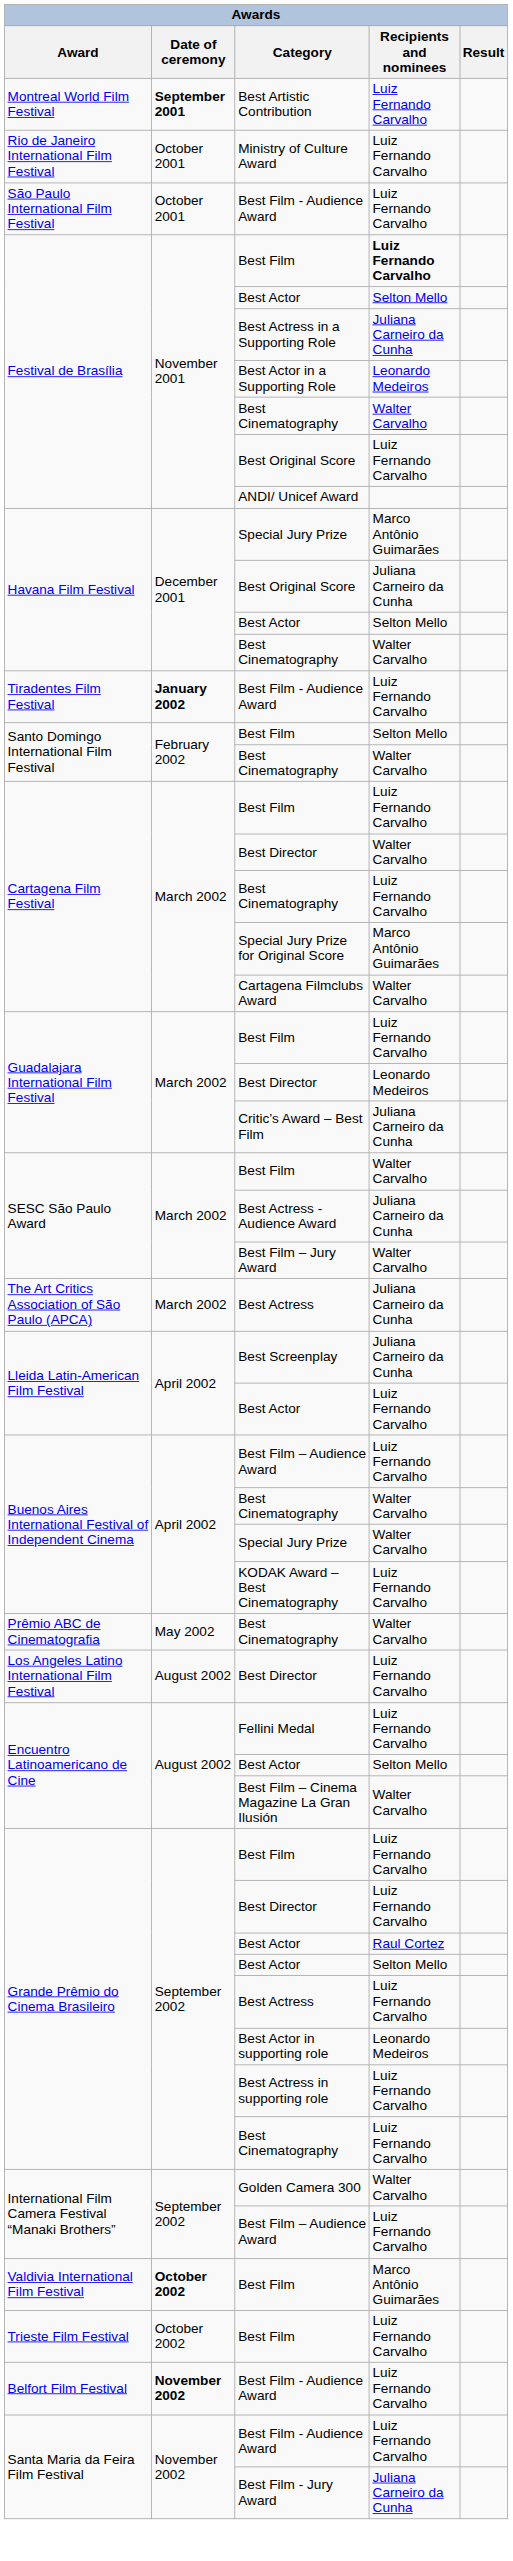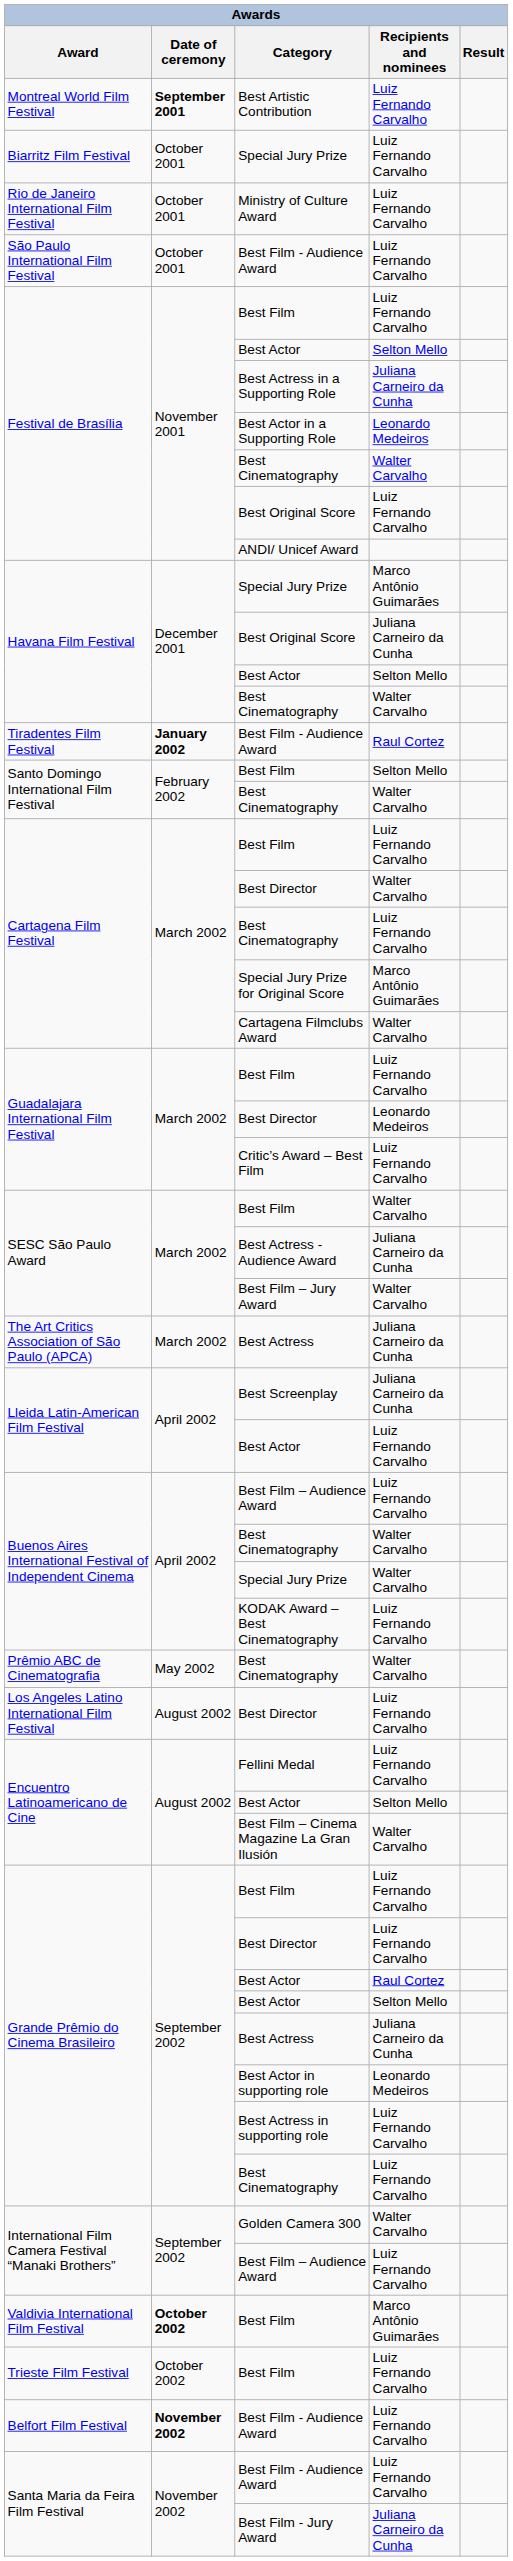+ row: (69, 156)
(404, 260) bold -> (402, 312) normal
(402, 696) Luiz Fernando Carvalho -> (408, 741) Raul Cortez
(408, 1126) Juliana Carneiro da Cunha -> (402, 1163) Luiz Fernando Carvalho
(402, 2001) Luiz Fernando Carvalho -> (408, 2038) Juliana Carneiro da Cunha
